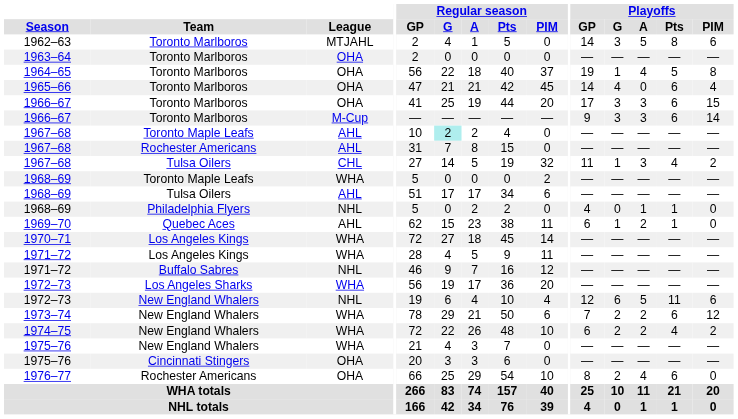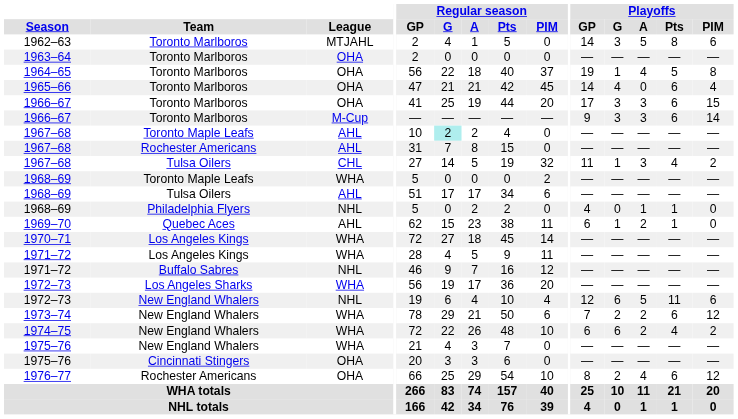(617, 330) 2 -> (617, 330) 6
(713, 376) 0 -> (713, 376) 12
